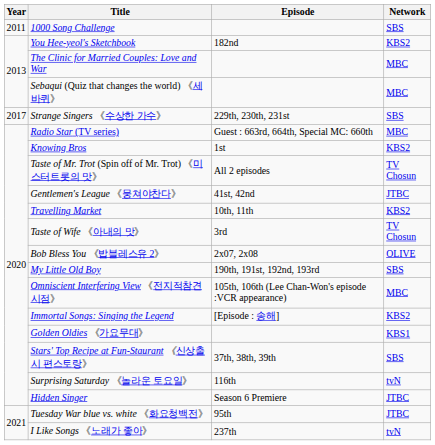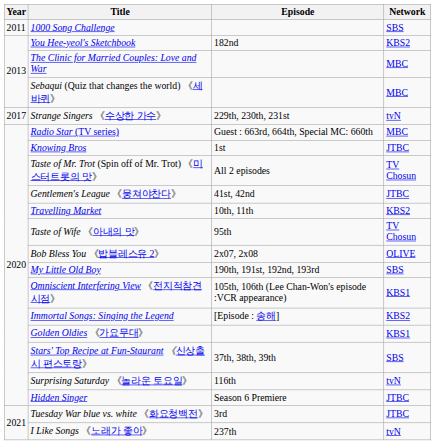(395, 116) SBS -> (394, 116) tvN
(398, 148) KBS2 -> (398, 148) JTBC
(221, 231) 3rd -> (223, 231) 95th
(397, 292) MBC -> (398, 292) KBS1
(223, 414) 95th -> (221, 414) 3rd
